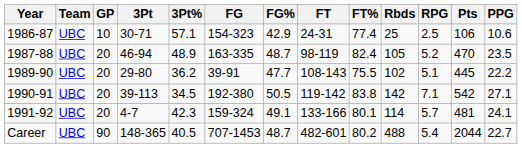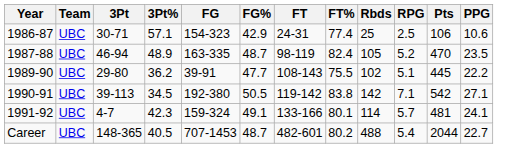- column: (105, 14)
